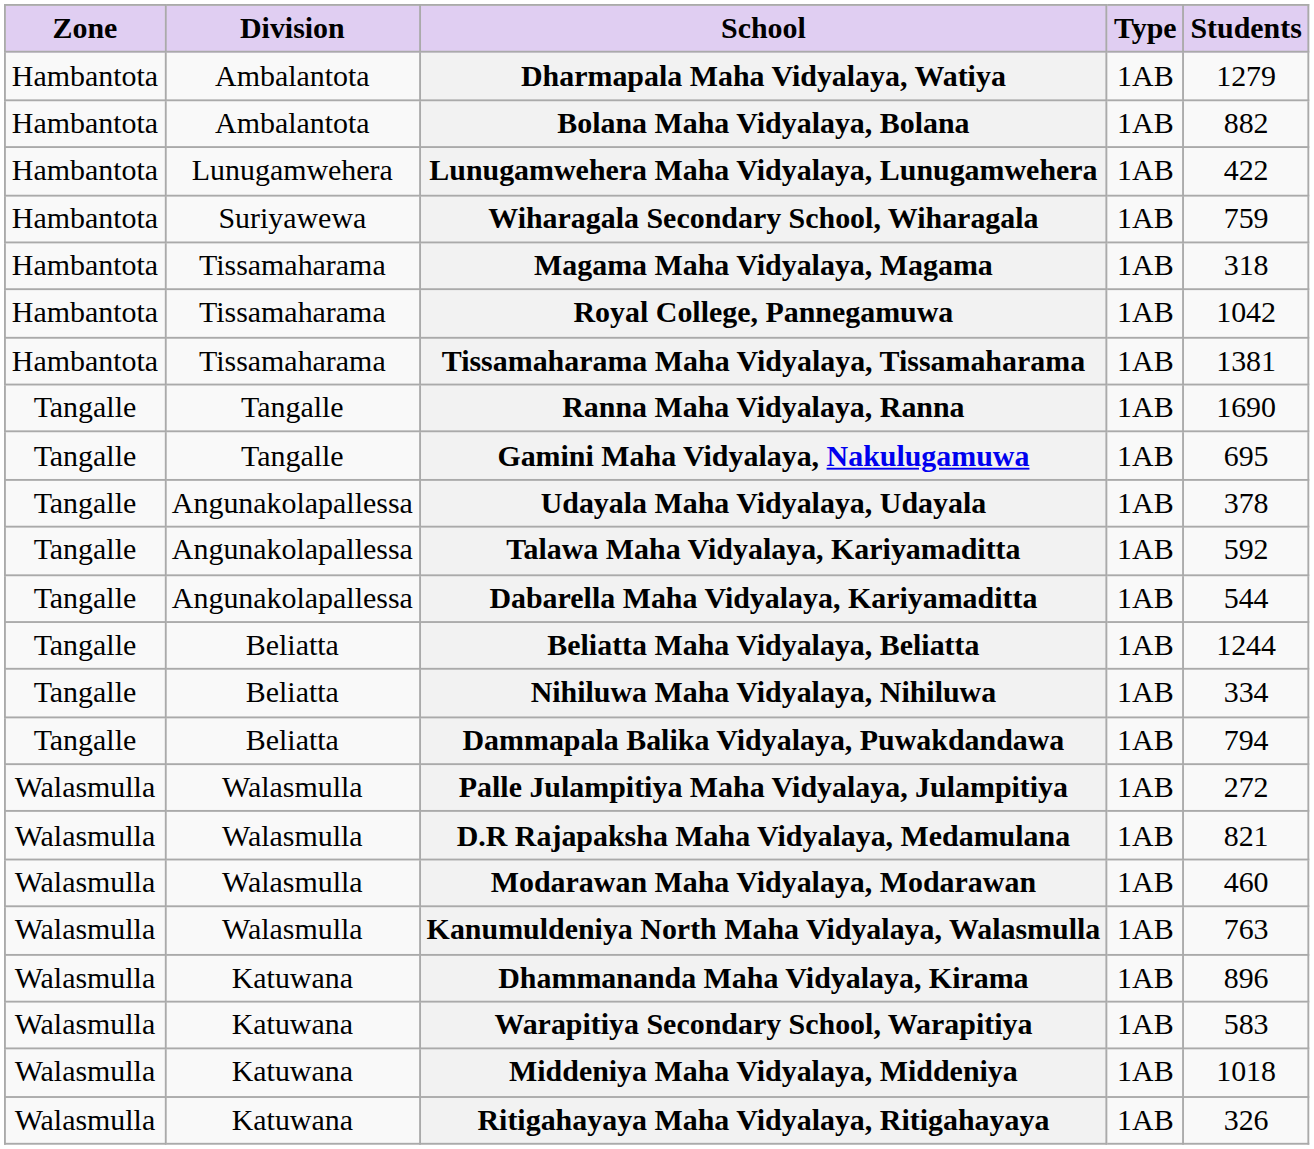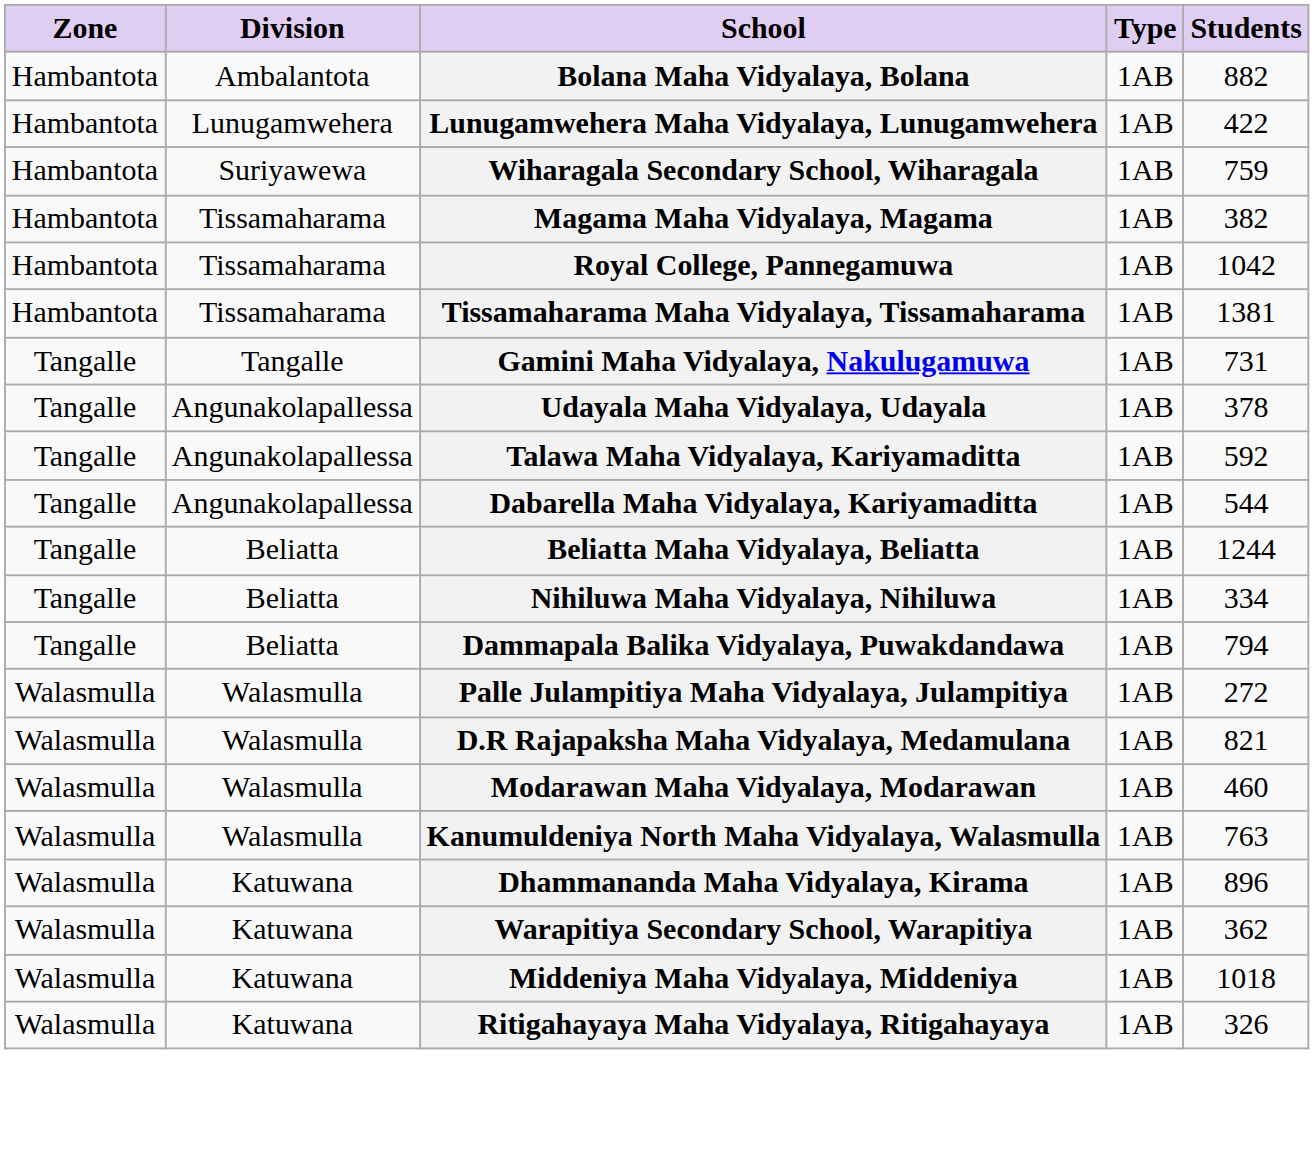- row: (763, 75)
(1246, 265) 318 -> (1246, 218) 382
- row: (763, 407)
(1246, 455) 695 -> (1246, 360) 731
(1246, 1024) 583 -> (1246, 929) 362
